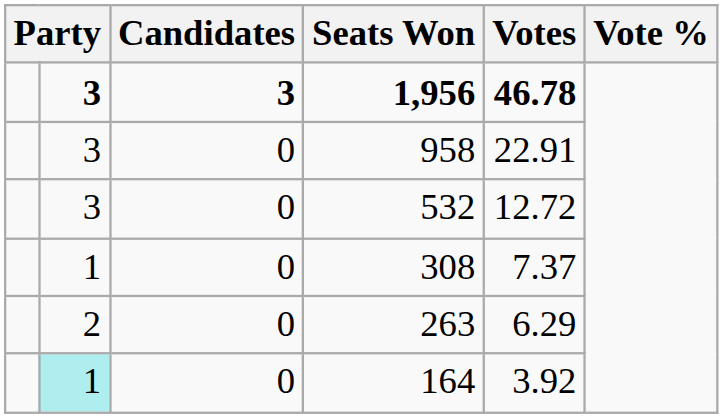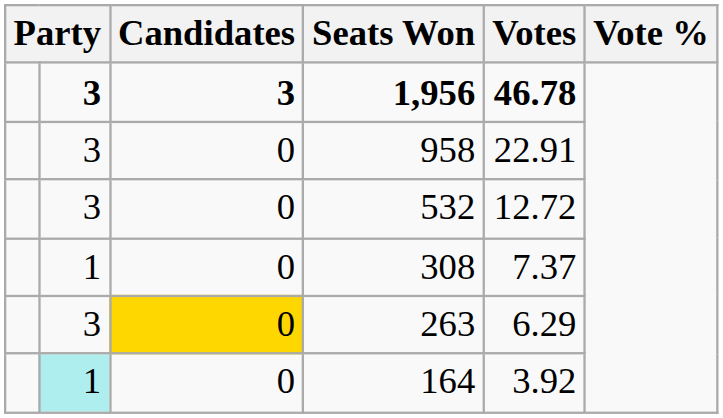(92, 324) 2 -> (92, 324) 3
(286, 324) no background -> (286, 324) gold background
